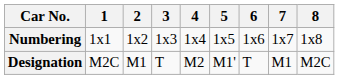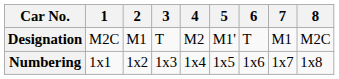rows swapped: (45, 62) <-> (45, 39)
